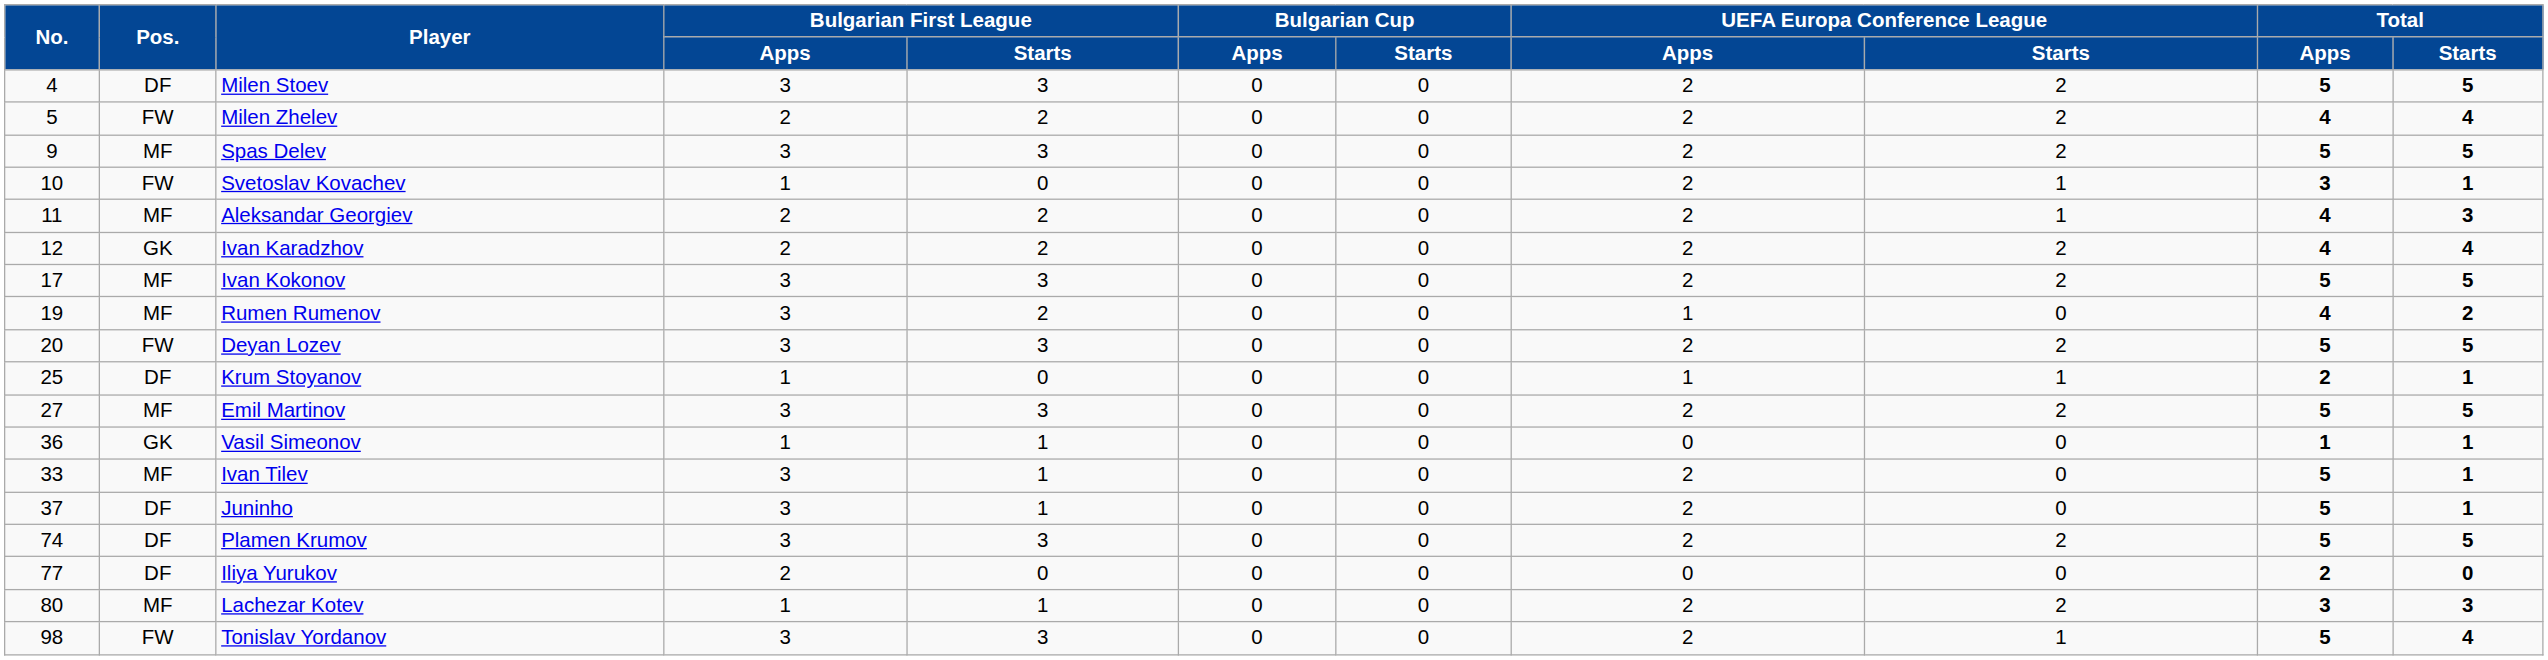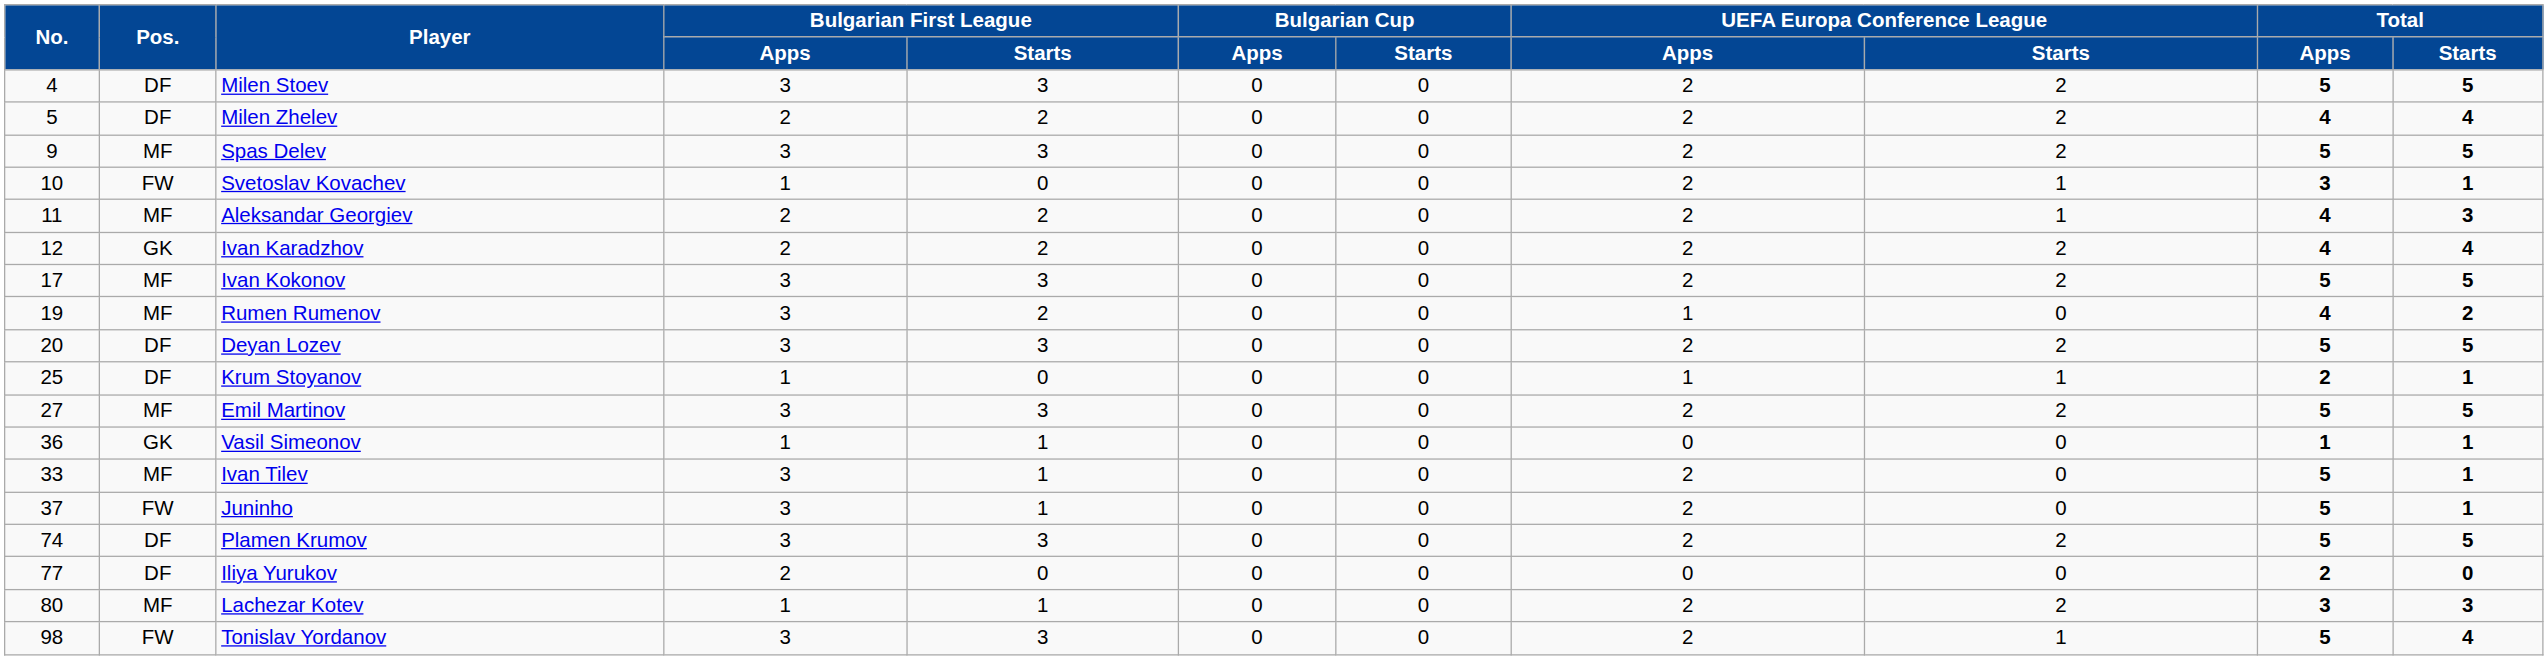(158, 118) FW -> (158, 118) DF
(158, 345) FW -> (158, 345) DF
(158, 507) DF -> (158, 507) FW
